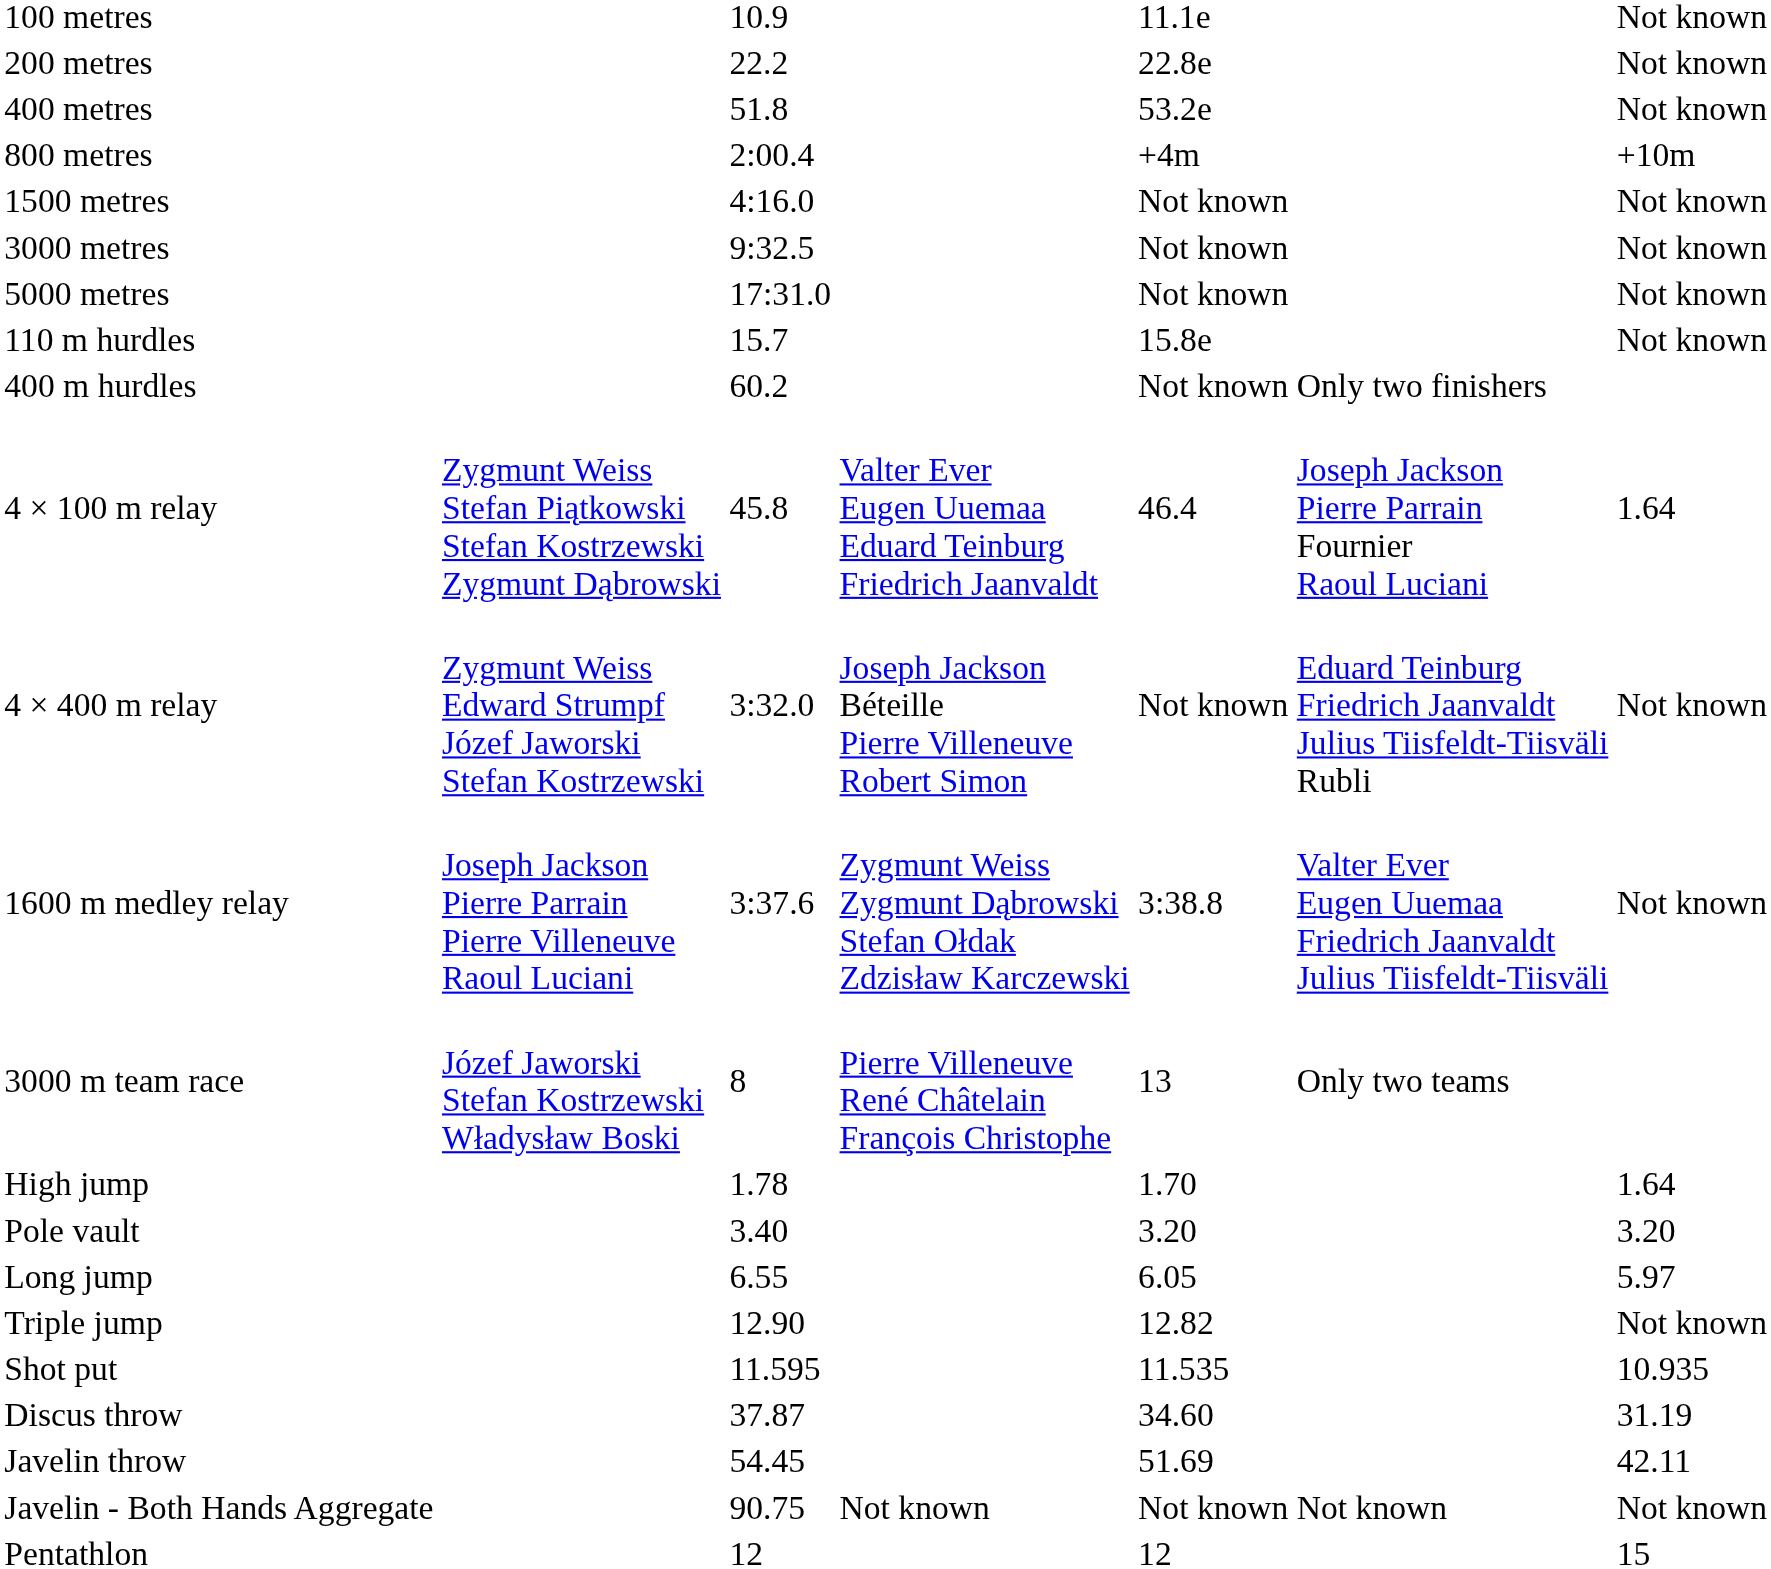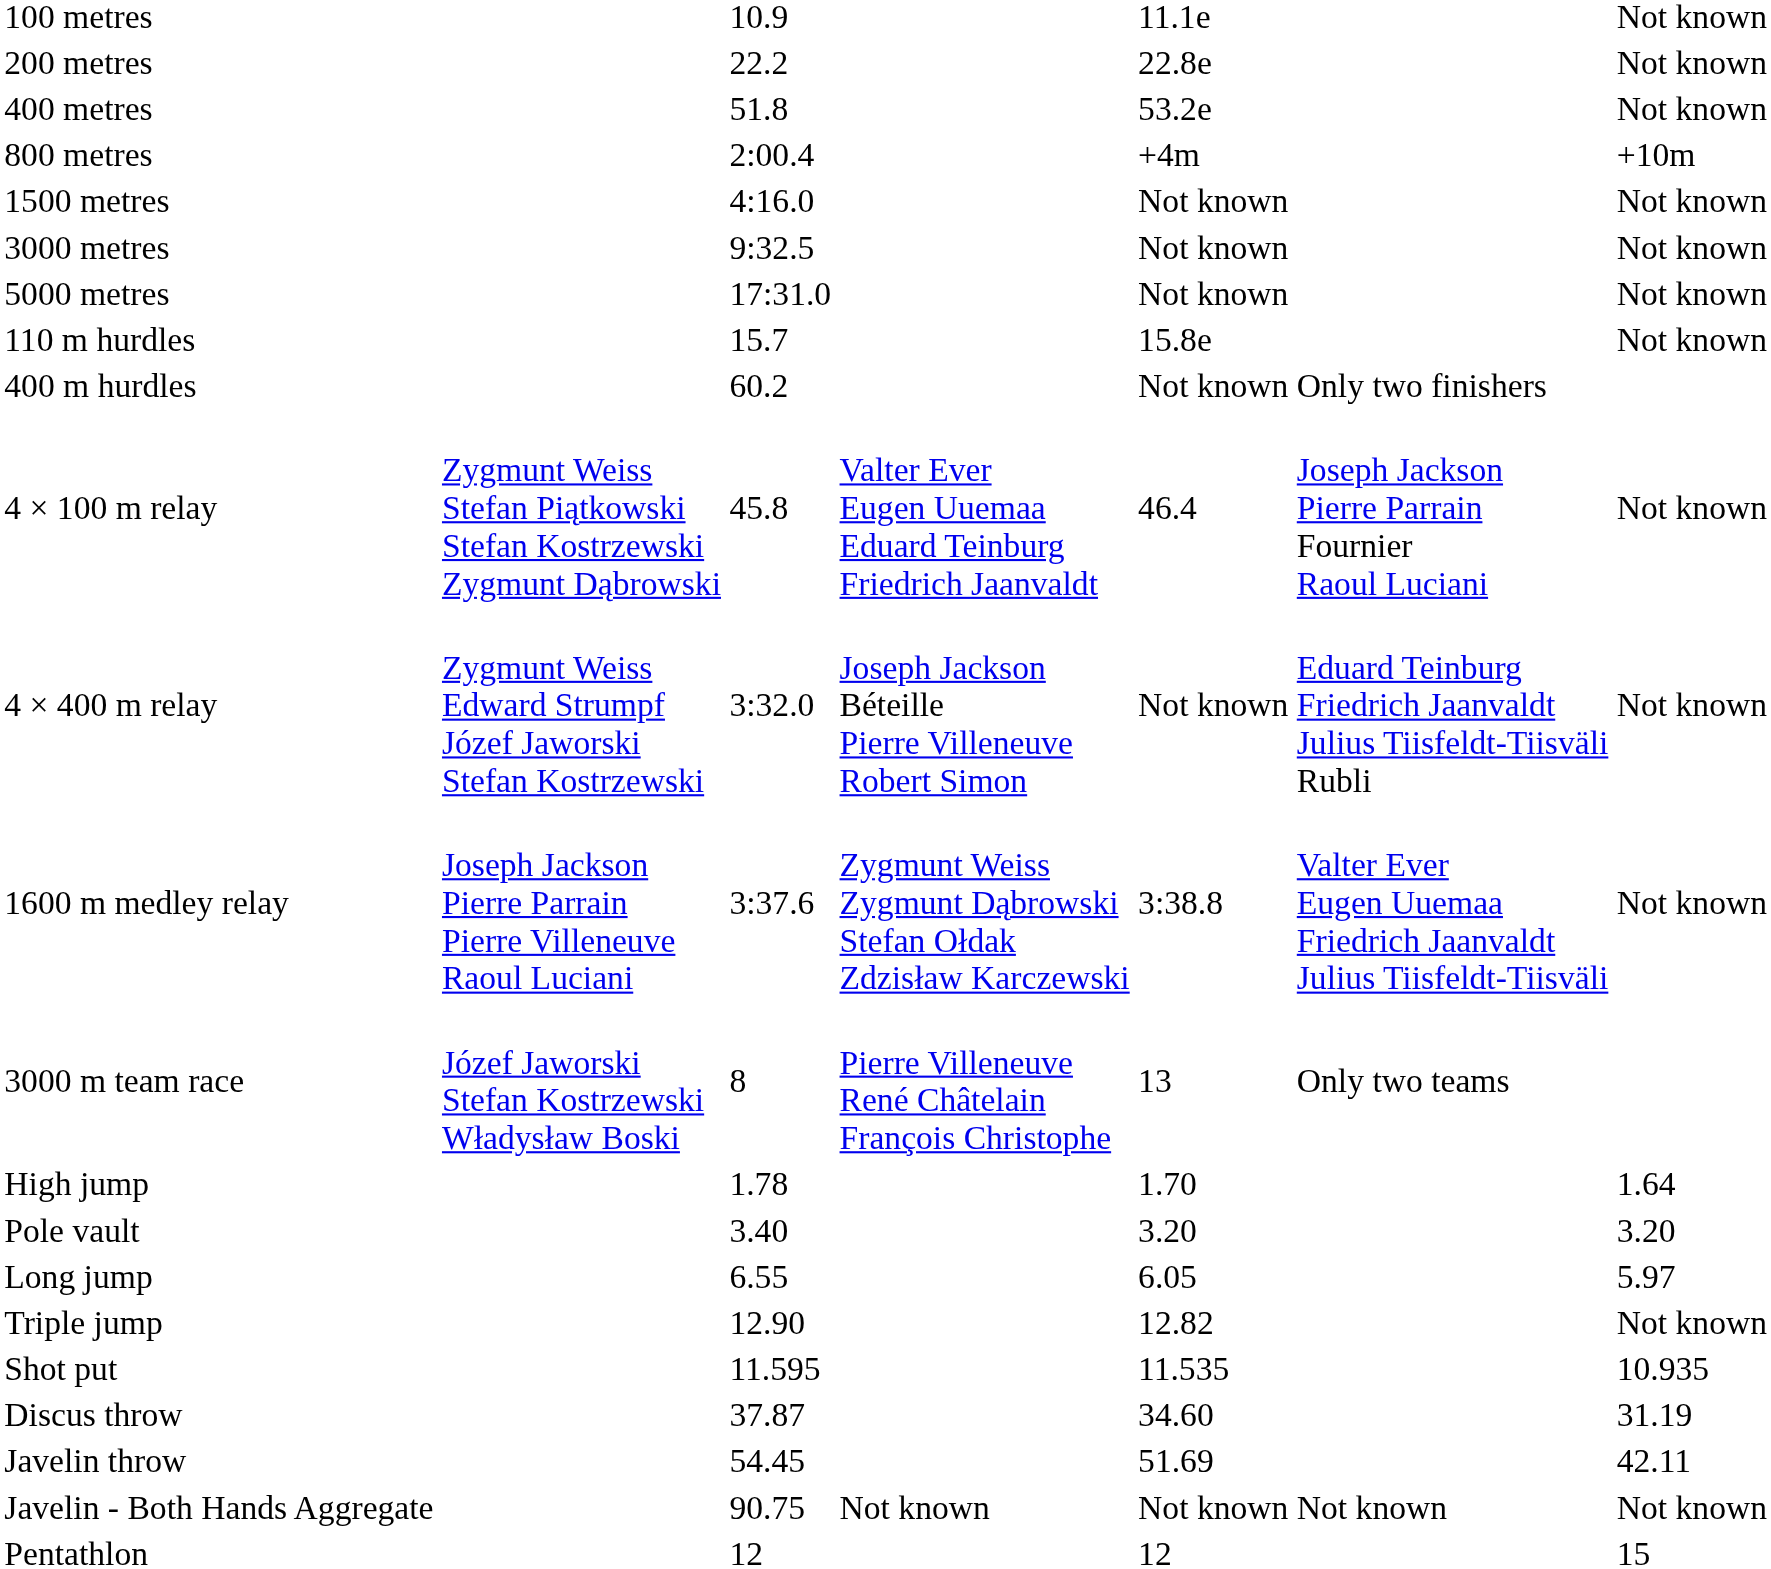(1646, 508) 1.64 -> (1692, 508) Not known
